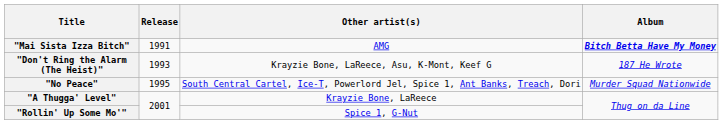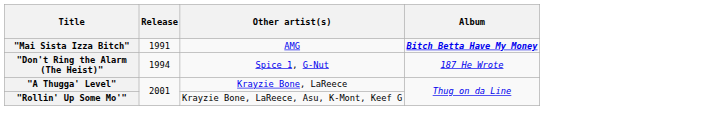(160, 65) 1993 -> (160, 65) 1994
(381, 65) Krayzie Bone, LaReece, Asu, K-Mont, Keef G -> (292, 65) Spice 1, G-Nut
- row: (72, 84)
(381, 113) Spice 1, G-Nut -> (292, 98) Krayzie Bone, LaReece, Asu, K-Mont, Keef G
